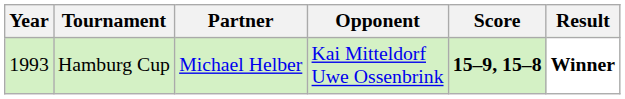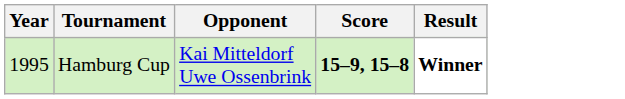- column: (241, 21)
(29, 65) 1993 -> (29, 65) 1995
